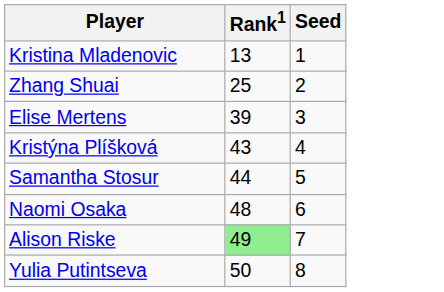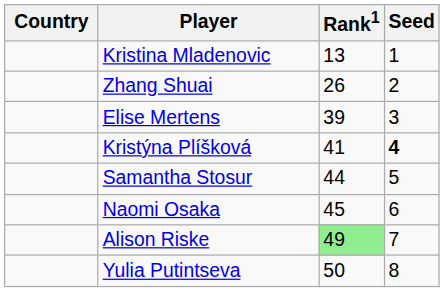+ column: (51, 22)
(241, 86) 25 -> (334, 86) 26
(241, 147) 43 -> (334, 147) 41
(300, 147) normal -> (394, 147) bold
(241, 209) 48 -> (334, 209) 45
